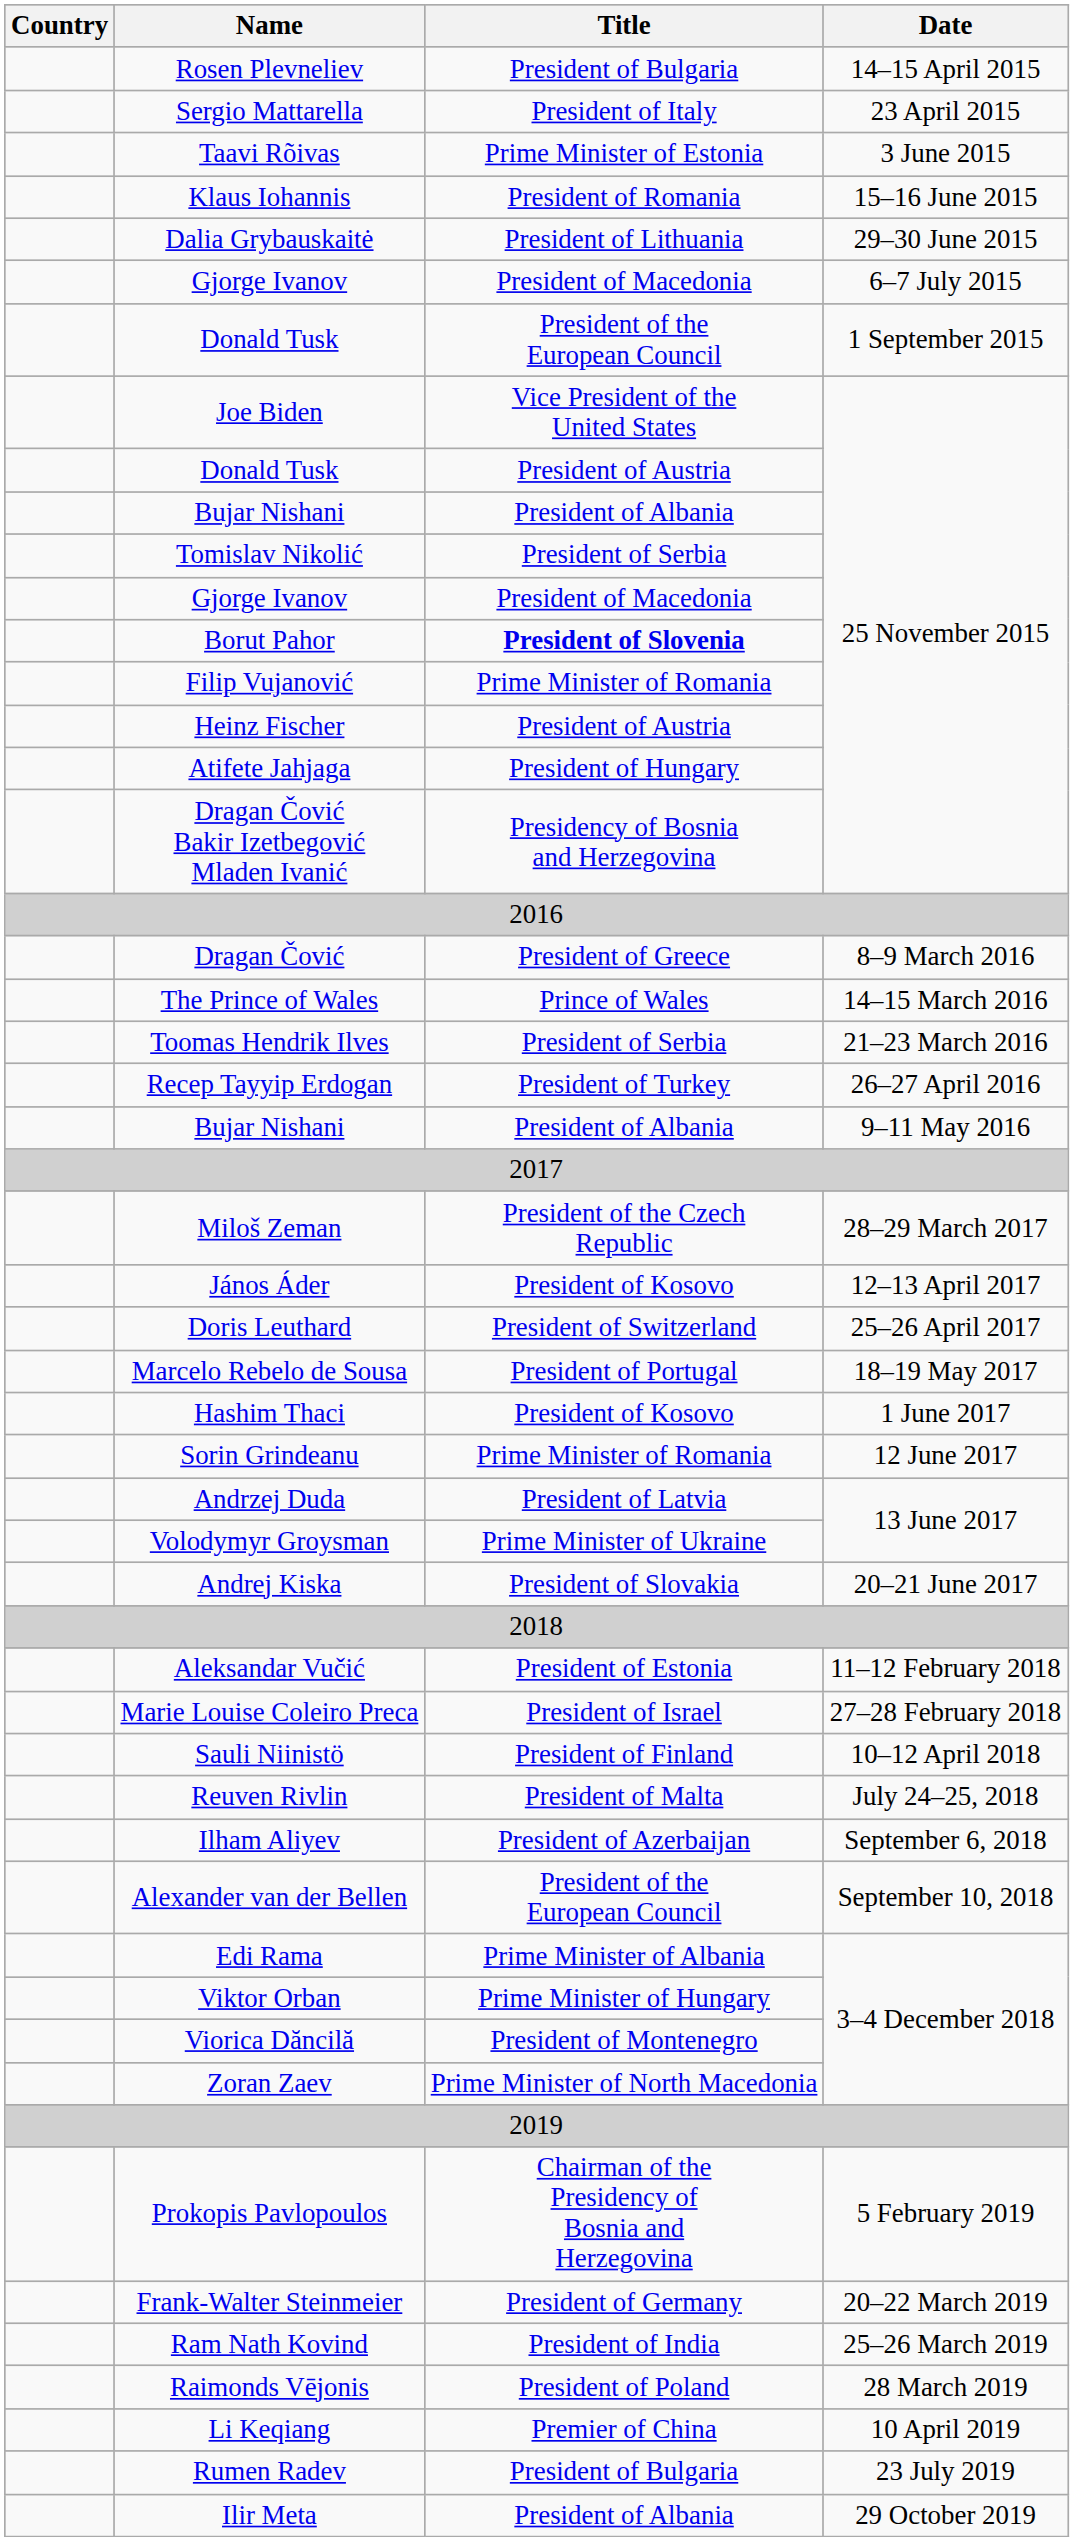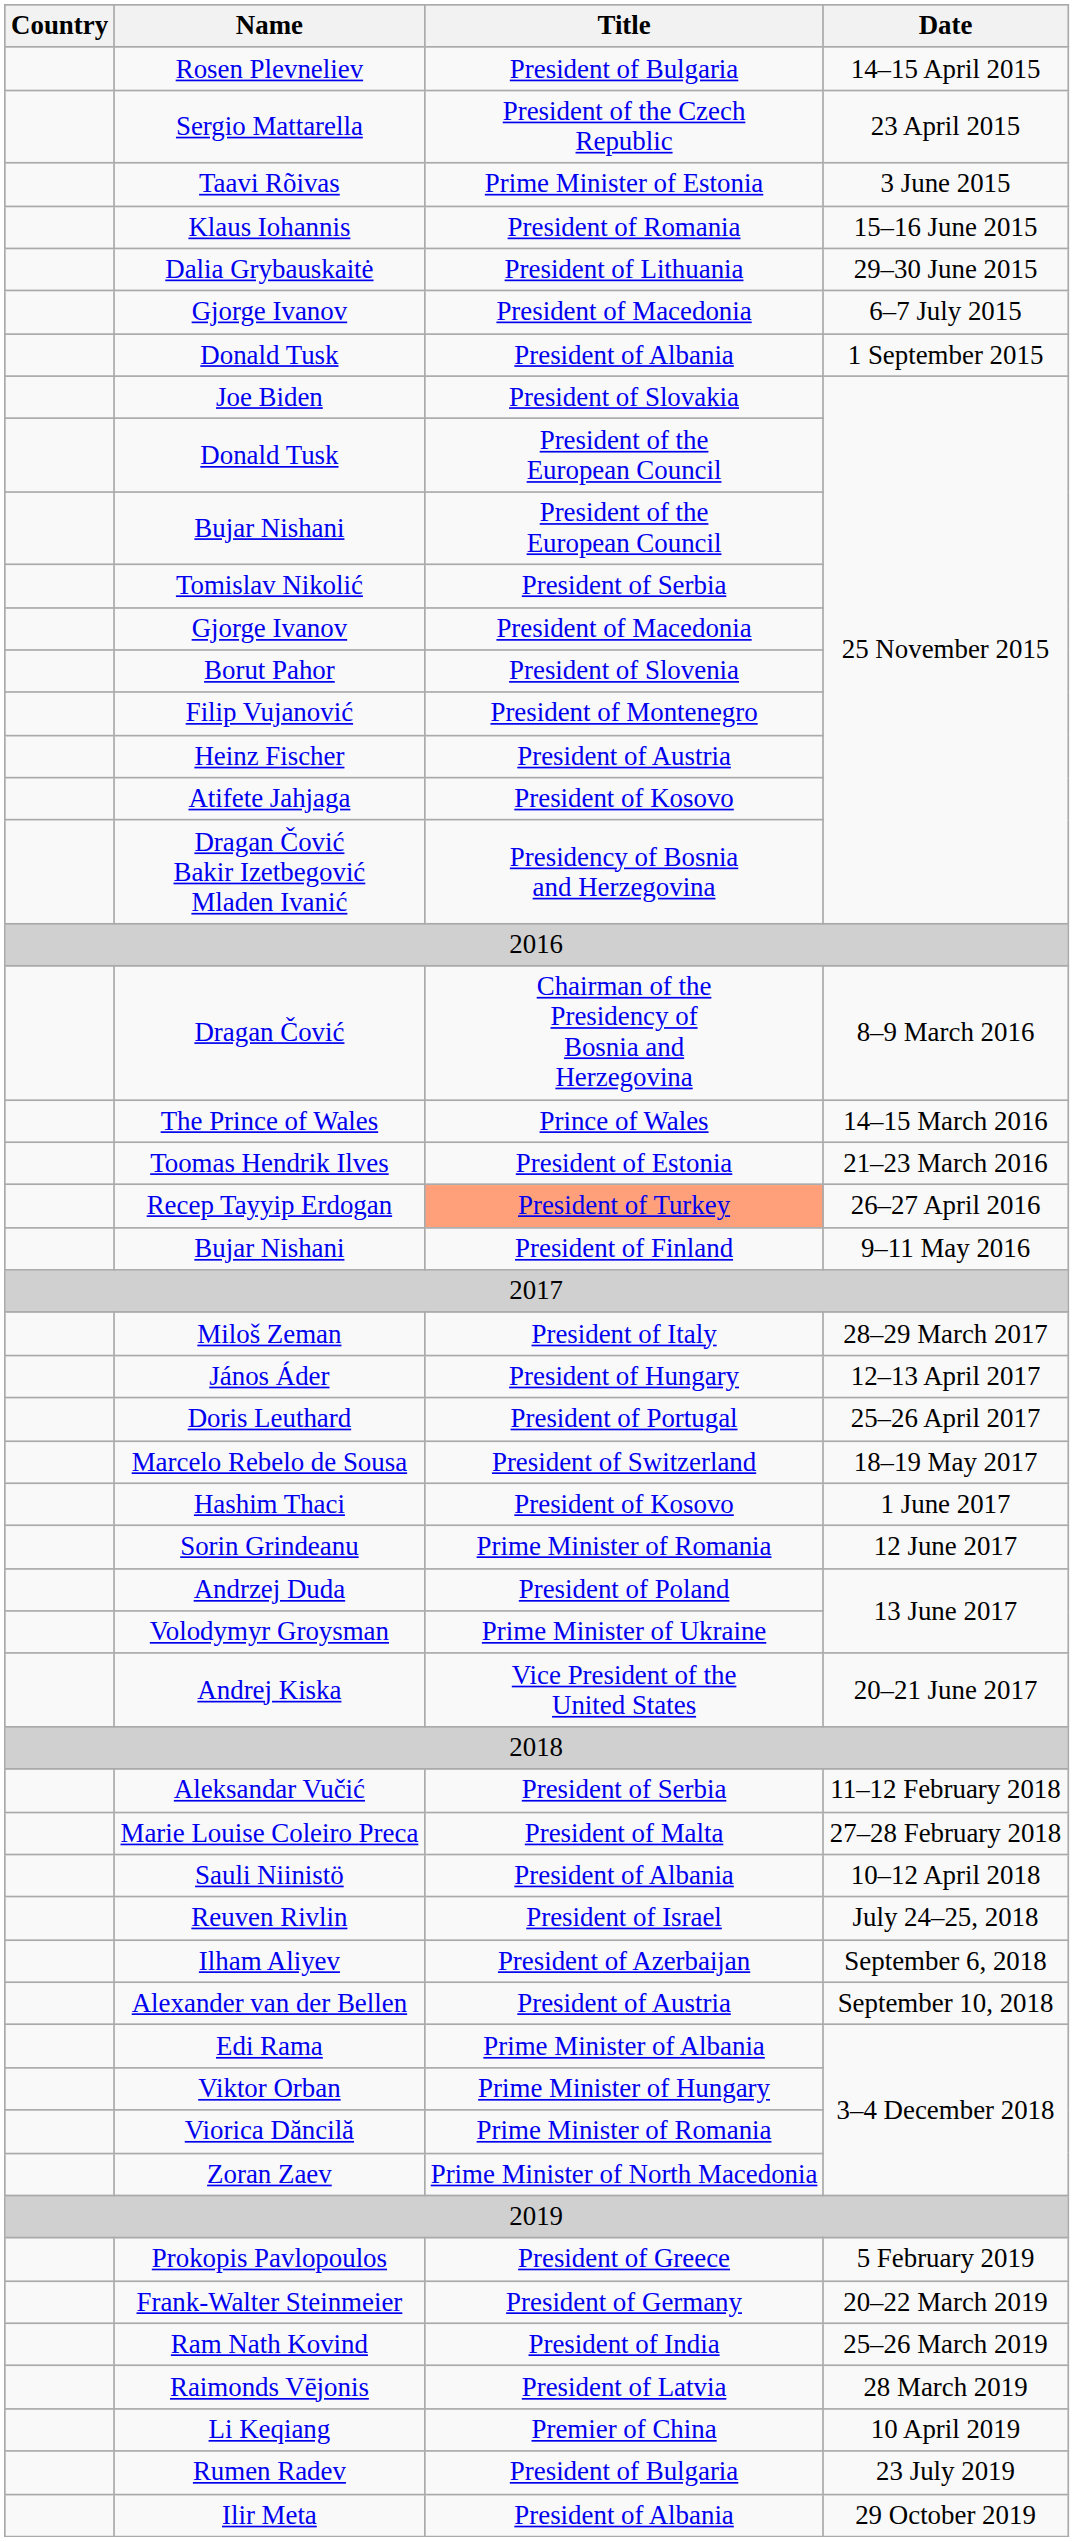(624, 111) President of Italy -> (624, 126) President of the Czech Republic
(624, 339) President of the European Council -> (624, 354) President of Albania
(624, 412) Vice President of the United States -> (624, 397) President of Slovakia
(624, 469) President of Austria -> (624, 454) President of the European Council
(624, 512) President of Albania -> (624, 527) President of the European Council
(624, 640) bold -> (624, 670) normal
(624, 683) Prime Minister of Romania -> (624, 713) President of Montenegro
(624, 768) President of Hungary -> (624, 798) President of Kosovo
(624, 956) President of Greece -> (624, 1032) Chairman of the Presidency of Bosnia and Herzegovina
(624, 1042) President of Serbia -> (624, 1162) President of Estonia
(624, 1084) no background -> (624, 1205) lightsalmon background
(624, 1127) President of Albania -> (624, 1248) President of Finland
(624, 1227) President of the Czech Republic -> (624, 1333) President of Italy
(624, 1285) President of Kosovo -> (624, 1376) President of Hungary
(624, 1328) President of Switzerland -> (624, 1418) President of Portugal
(624, 1370) President of Portugal -> (624, 1461) President of Switzerland
(624, 1498) President of Latvia -> (624, 1589) President of Poland
(624, 1583) President of Slovakia -> (624, 1689) Vice President of the United States
(624, 1669) President of Estonia -> (624, 1790) President of Serbia
(624, 1711) President of Israel -> (624, 1832) President of Malta
(624, 1754) President of Finland -> (624, 1875) President of Albania
(624, 1796) President of Malta -> (624, 1917) President of Israel
(624, 1897) President of the European Council -> (624, 2003) President of Austria
(624, 2040) President of Montenegro -> (624, 2131) Prime Minister of Romania
(624, 2213) Chairman of the Presidency of Bosnia and Herzegovina -> (624, 2258) President of Greece
(624, 2386) President of Poland -> (624, 2386) President of Latvia
